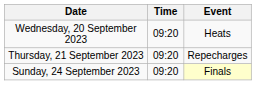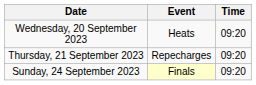columns swapped: (166, 12) <-> (218, 12)
